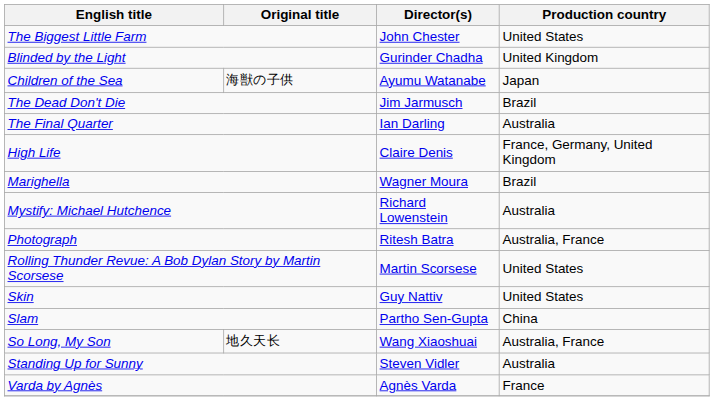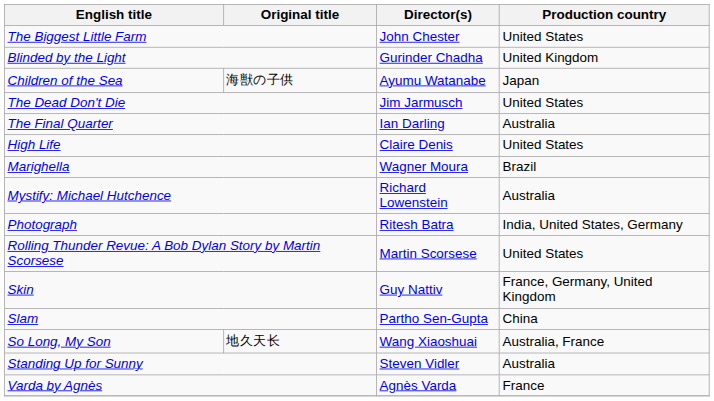(519, 102) Brazil -> (543, 102) United States
(578, 153) France, Germany, United Kingdom -> (543, 145) United States
(553, 239) Australia, France -> (593, 224) India, United States, Germany
(543, 297) United States -> (578, 289) France, Germany, United Kingdom
